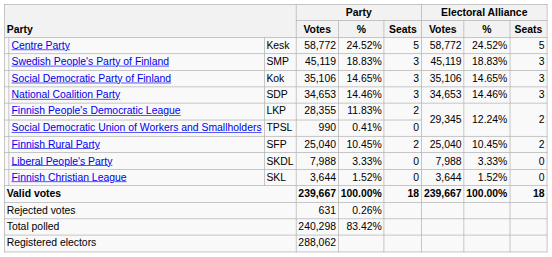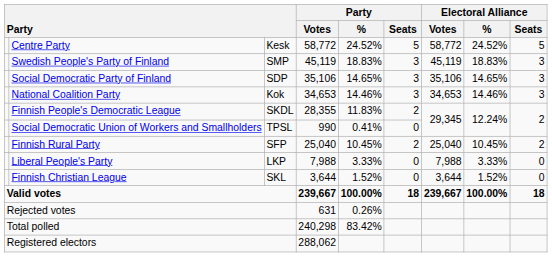(275, 78) Kok -> (277, 78) SDP
(277, 95) SDP -> (275, 95) Kok
(276, 111) LKP -> (280, 111) SKDL
(280, 161) SKDL -> (276, 161) LKP
